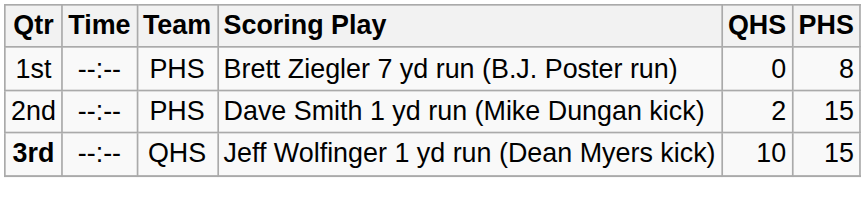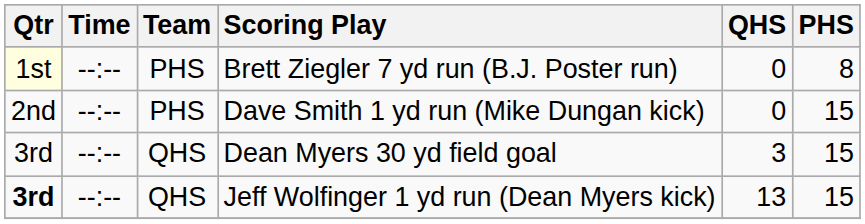(33, 68) no background -> (33, 68) lightyellow background
(779, 111) 2 -> (779, 111) 0
+ row: (390, 153)
(771, 153) 10 -> (771, 196) 13
